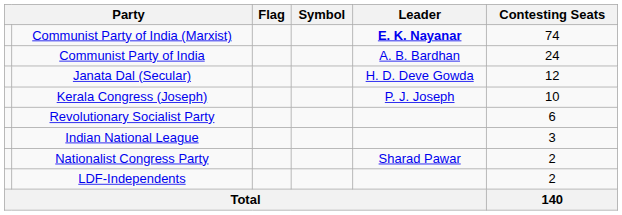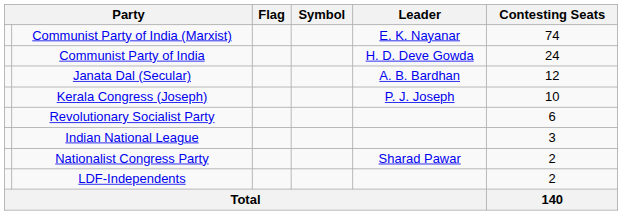(420, 35) bold -> (420, 35) normal
(420, 55) A. B. Bardhan -> (420, 55) H. D. Deve Gowda
(420, 76) H. D. Deve Gowda -> (420, 76) A. B. Bardhan
